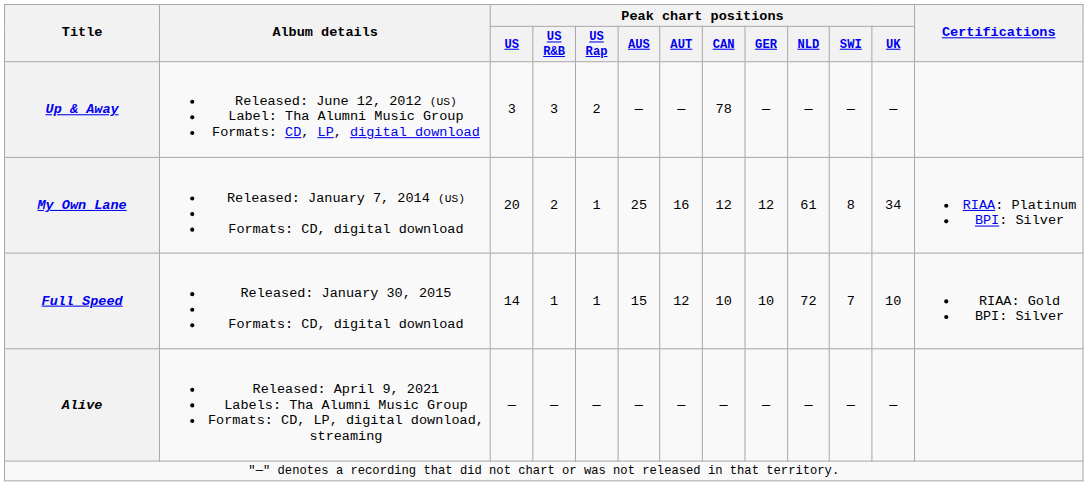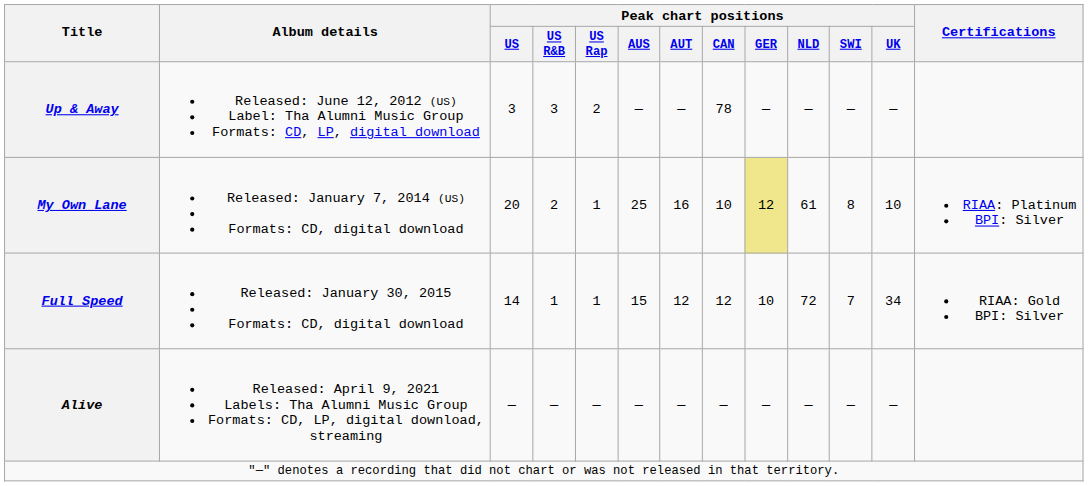(724, 205) 12 -> (724, 205) 10
(766, 205) no background -> (766, 205) khaki background
(893, 205) 34 -> (893, 205) 10
(724, 301) 10 -> (724, 301) 12
(893, 301) 10 -> (893, 301) 34
